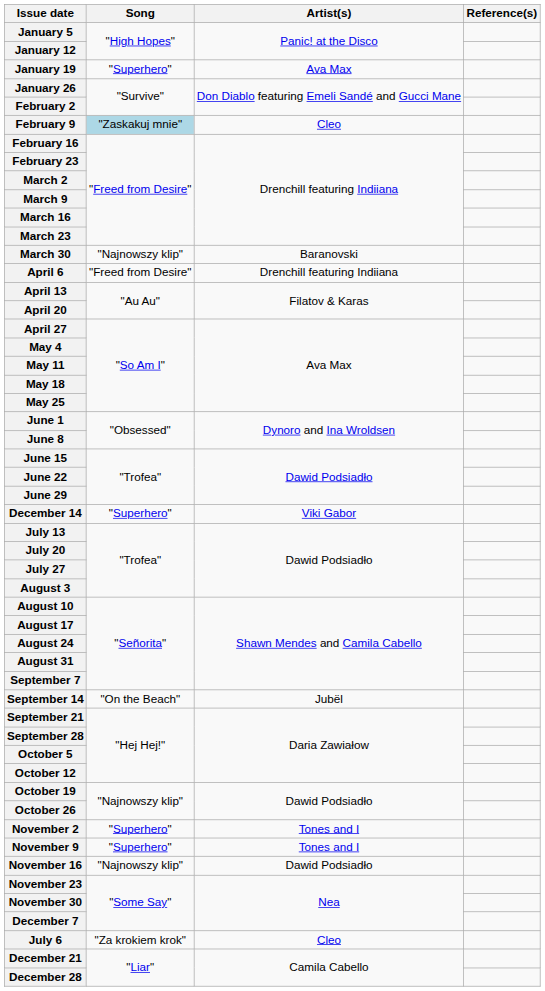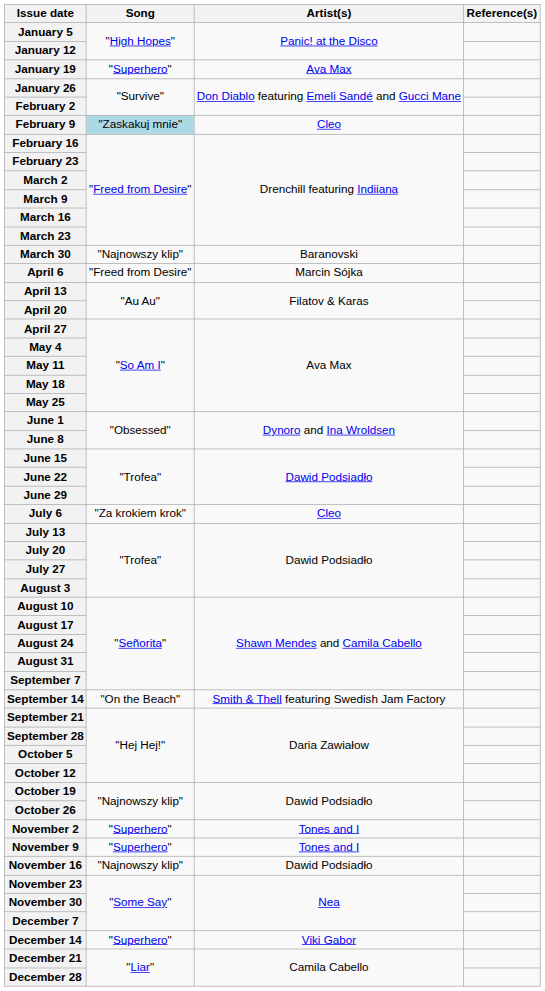(329, 273) Drenchill featuring Indiiana -> (329, 273) Marcin Sójka
rows swapped: (45, 939) <-> (45, 513)
(329, 699) Jubël -> (329, 699) Smith & Thell featuring Swedish Jam Factory
